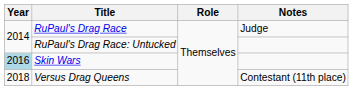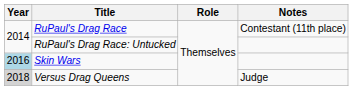(254, 28) Judge -> (293, 28) Contestant (11th place)
(18, 77) no background -> (18, 77) lightgrey background
(293, 77) Contestant (11th place) -> (254, 77) Judge
